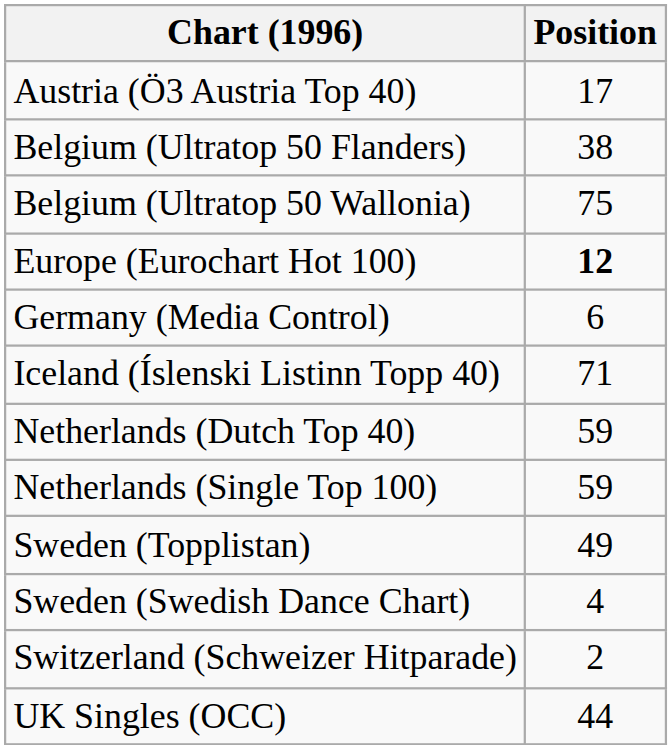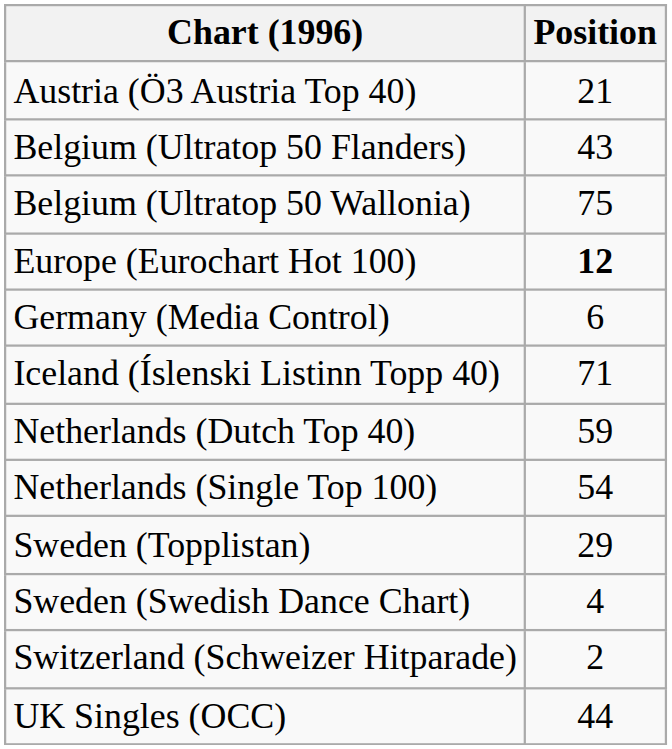(595, 89) 17 -> (595, 89) 21
(595, 146) 38 -> (595, 146) 43
(595, 487) 59 -> (595, 487) 54
(595, 544) 49 -> (595, 544) 29
